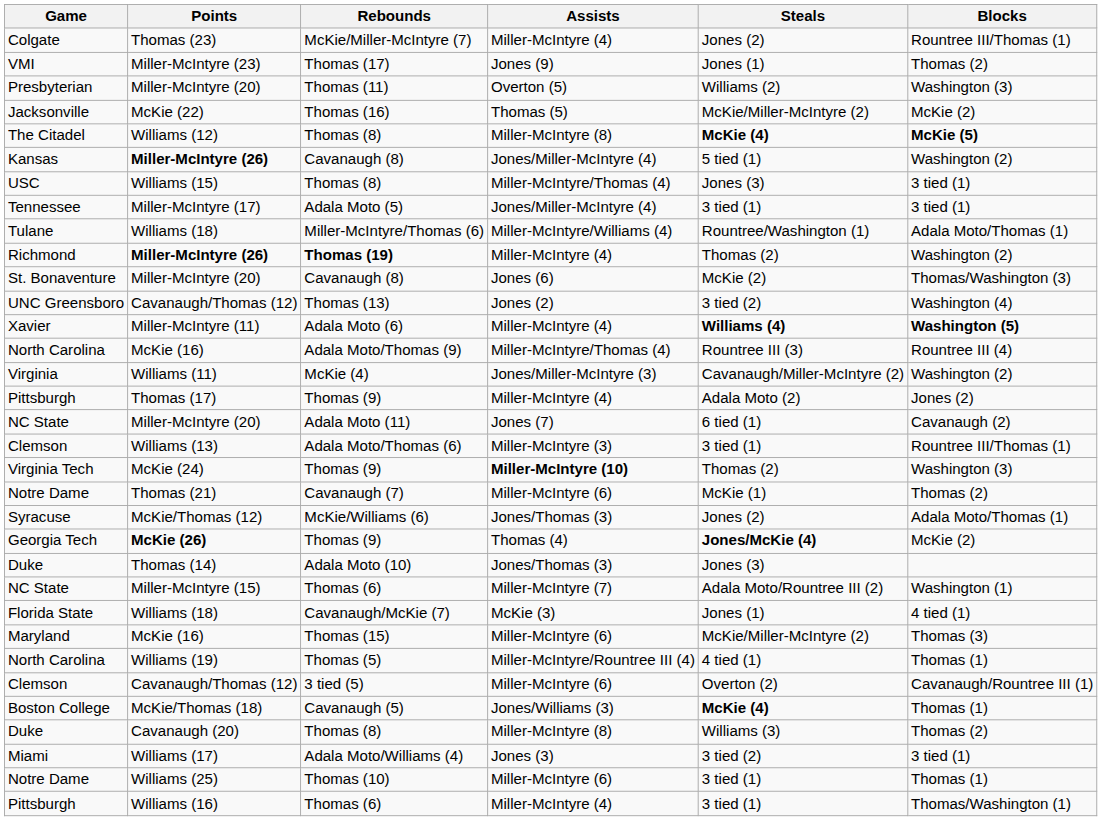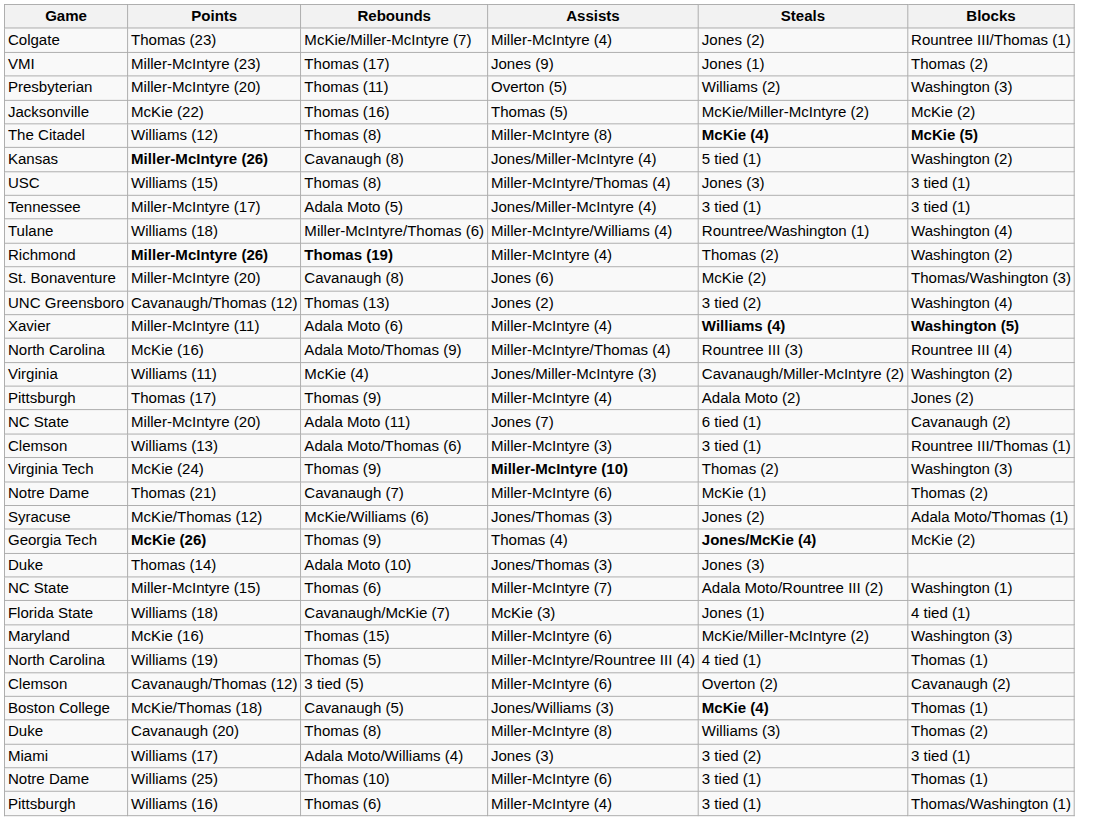(990, 231) Adala Moto/Thomas (1) -> (962, 231) Washington (4)
(949, 636) Thomas (3) -> (962, 636) Washington (3)
(1002, 684) Cavanaugh/Rountree III (1) -> (961, 684) Cavanaugh (2)
